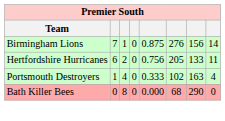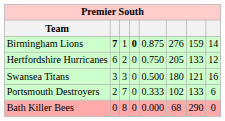(115, 44) normal -> (115, 44) bold
(134, 44) normal -> (134, 44) bold
(196, 44) 156 -> (196, 44) 159
(153, 60) 0.756 -> (153, 60) 0.750
(213, 60) 11 -> (213, 60) 12
+ row: (38, 76)
(115, 76) 1 -> (115, 92) 2
(125, 76) 4 -> (125, 92) 7
(196, 76) 163 -> (196, 92) 133
(213, 76) 4 -> (213, 92) 6
